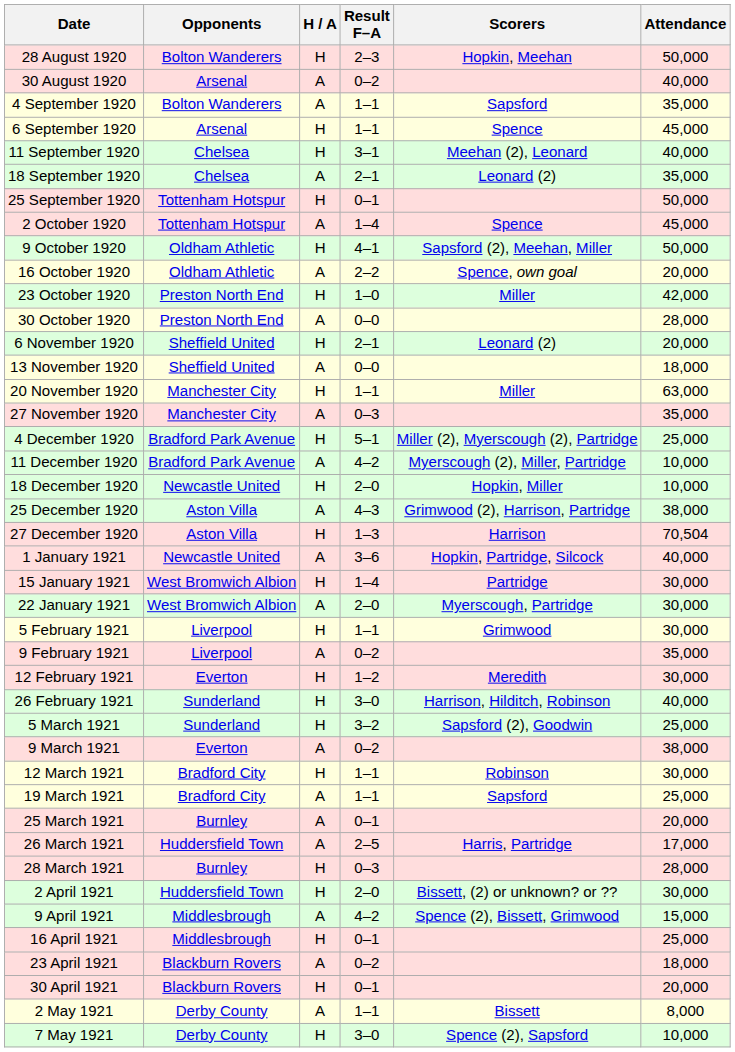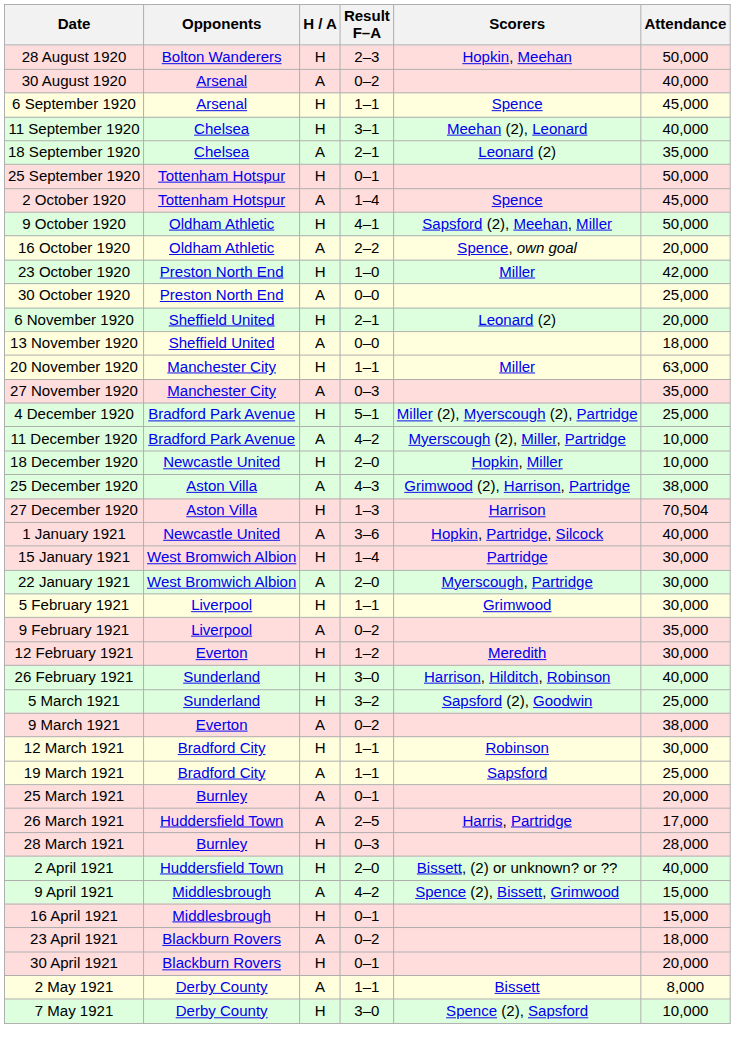- row: (74, 104)
(685, 319) 28,000 -> (685, 295) 25,000
(685, 892) 30,000 -> (685, 868) 40,000
(685, 939) 25,000 -> (685, 915) 15,000
